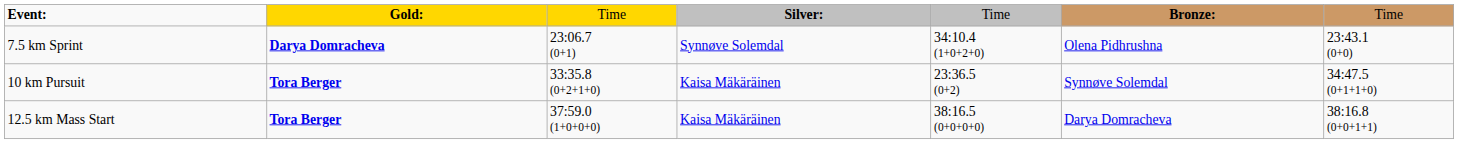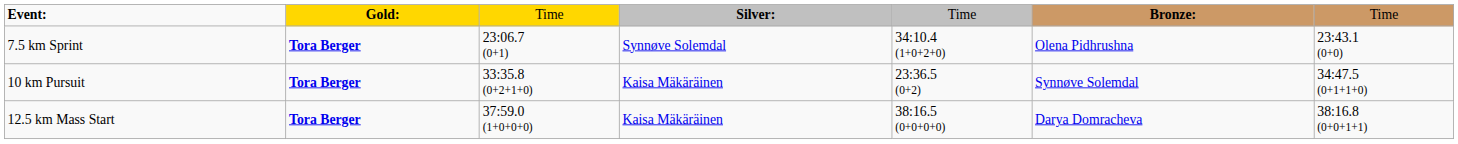(327, 44) Darya Domracheva -> (325, 44) Tora Berger
